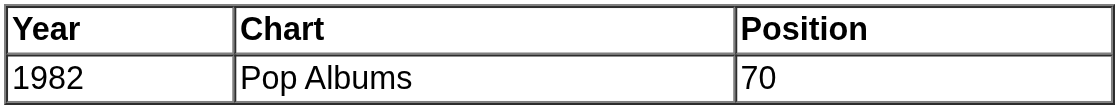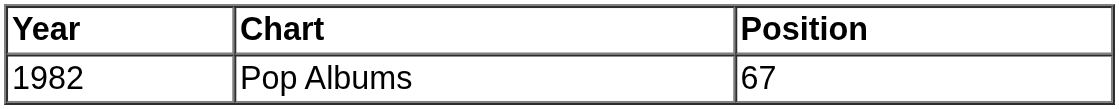(758, 78) 70 -> (758, 78) 67
